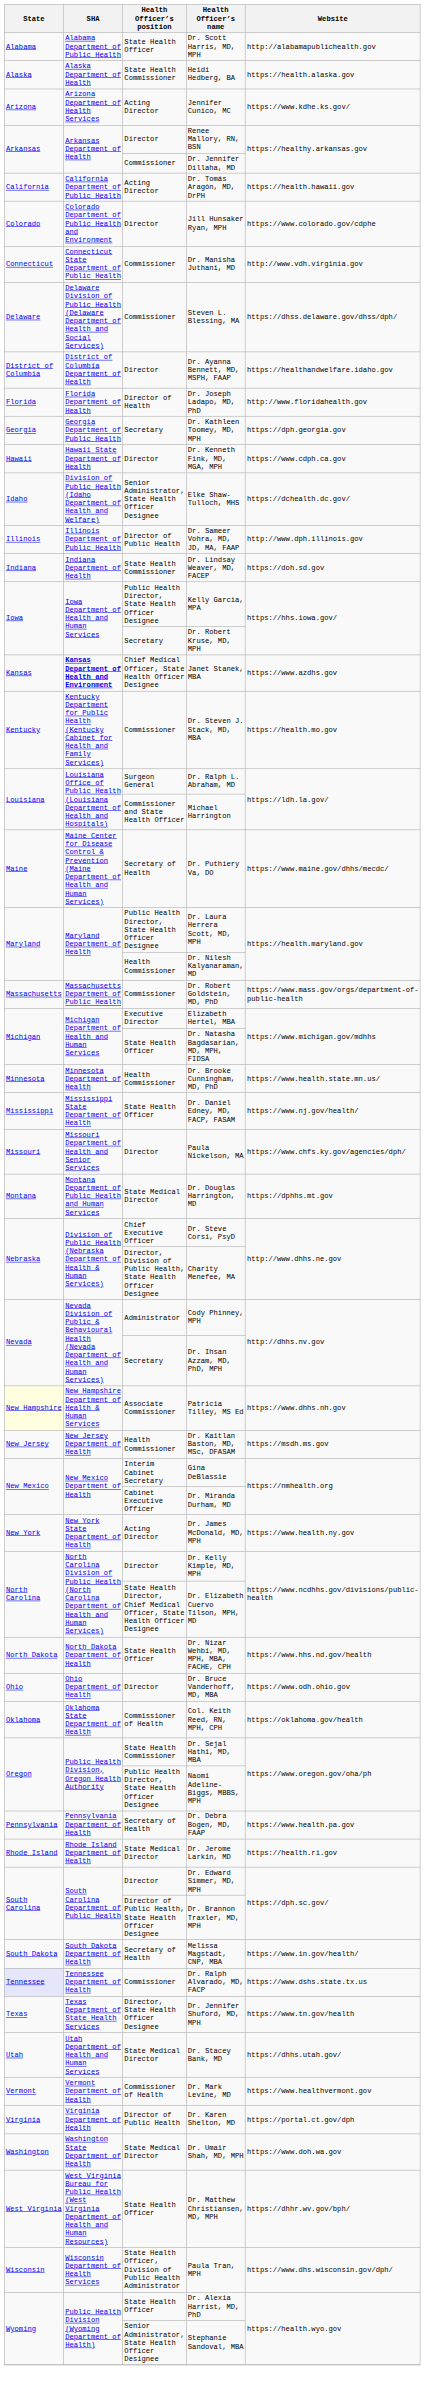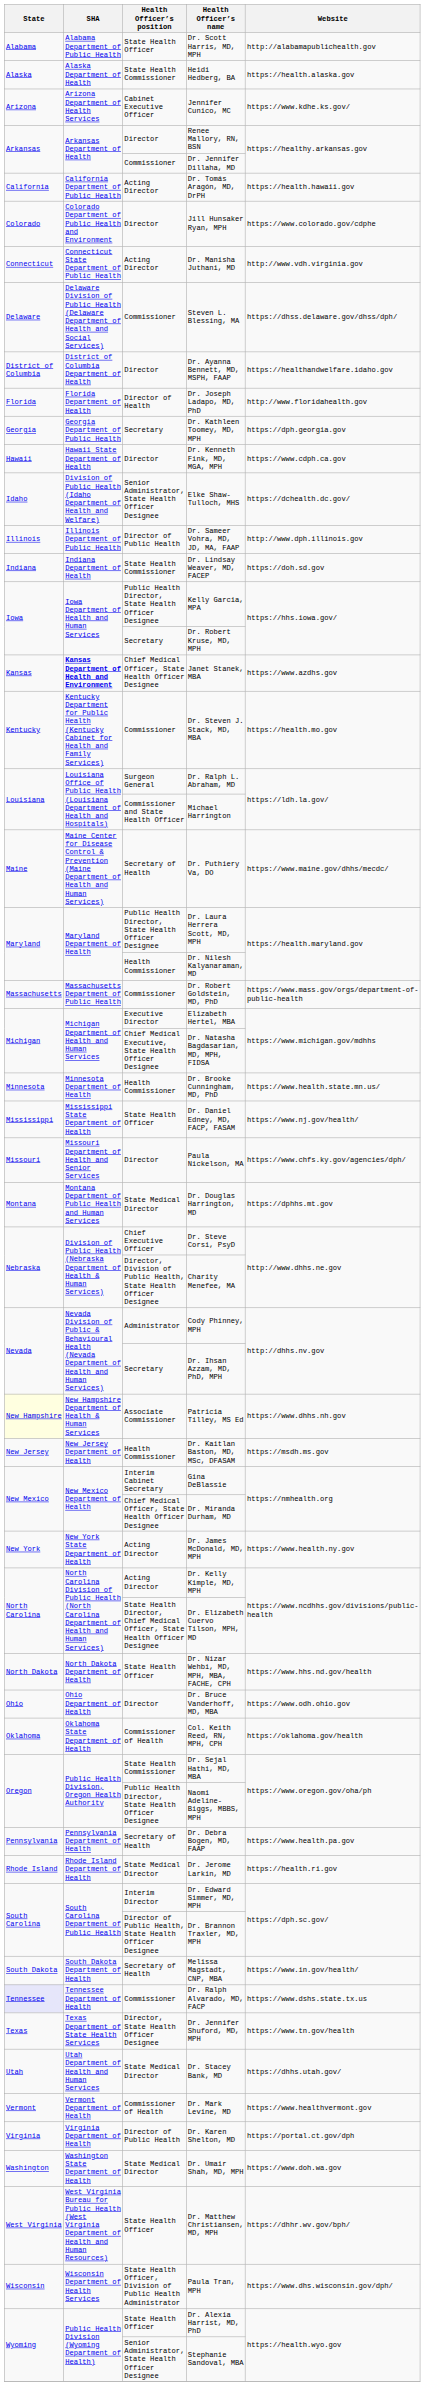(142, 107) Acting Director -> (144, 107) Cabinet Executive Officer
(150, 264) Commissioner -> (142, 264) Acting Director
(150, 1047) State Health Officer -> (152, 1051) Chief Medical Executive, State Health Officer Designee
(144, 1501) Cabinet Executive Officer -> (154, 1513) Chief Medical Officer, State Health Officer Designee
(142, 1566) Director -> (142, 1583) Acting Director
(142, 1881) Director -> (142, 1898) Interim Director
